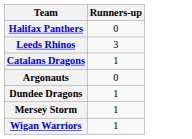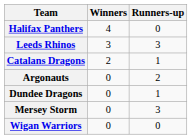+ column: (108, 12)
(116, 77) 0 -> (158, 77) 2
(116, 110) 1 -> (158, 110) 3
(116, 126) 1 -> (158, 126) 0
